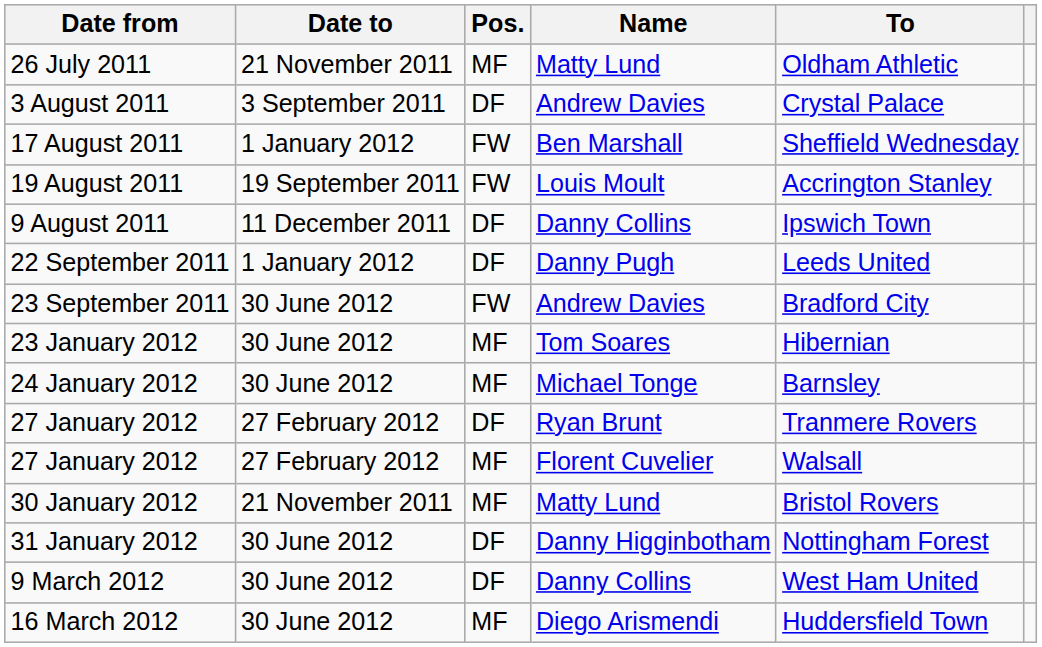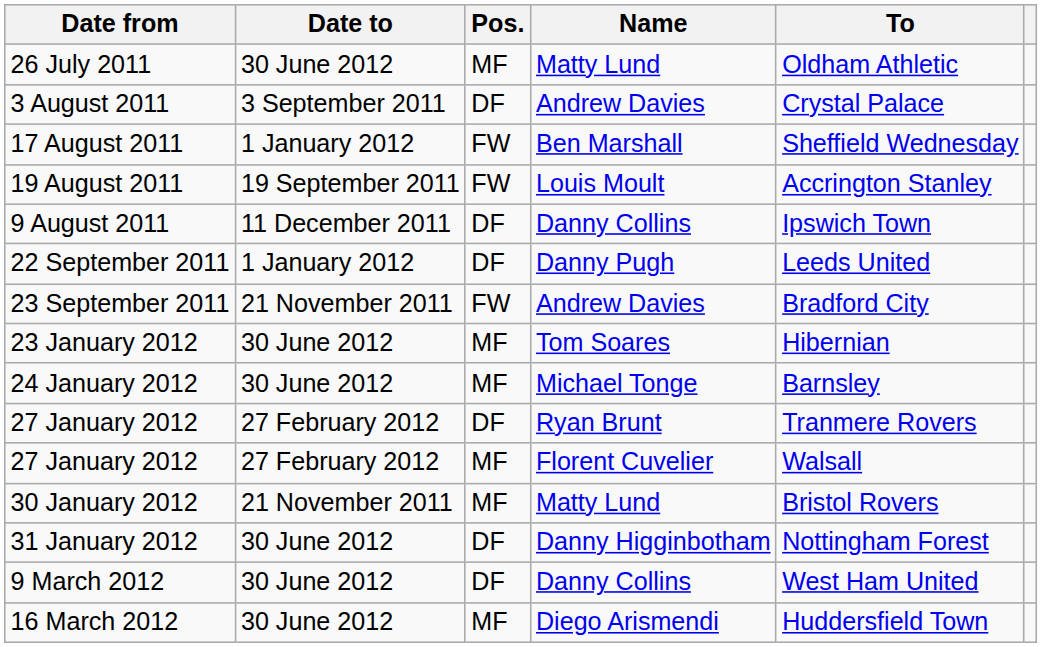(347, 64) 21 November 2011 -> (317, 64) 30 June 2012
(317, 303) 30 June 2012 -> (347, 303) 21 November 2011
